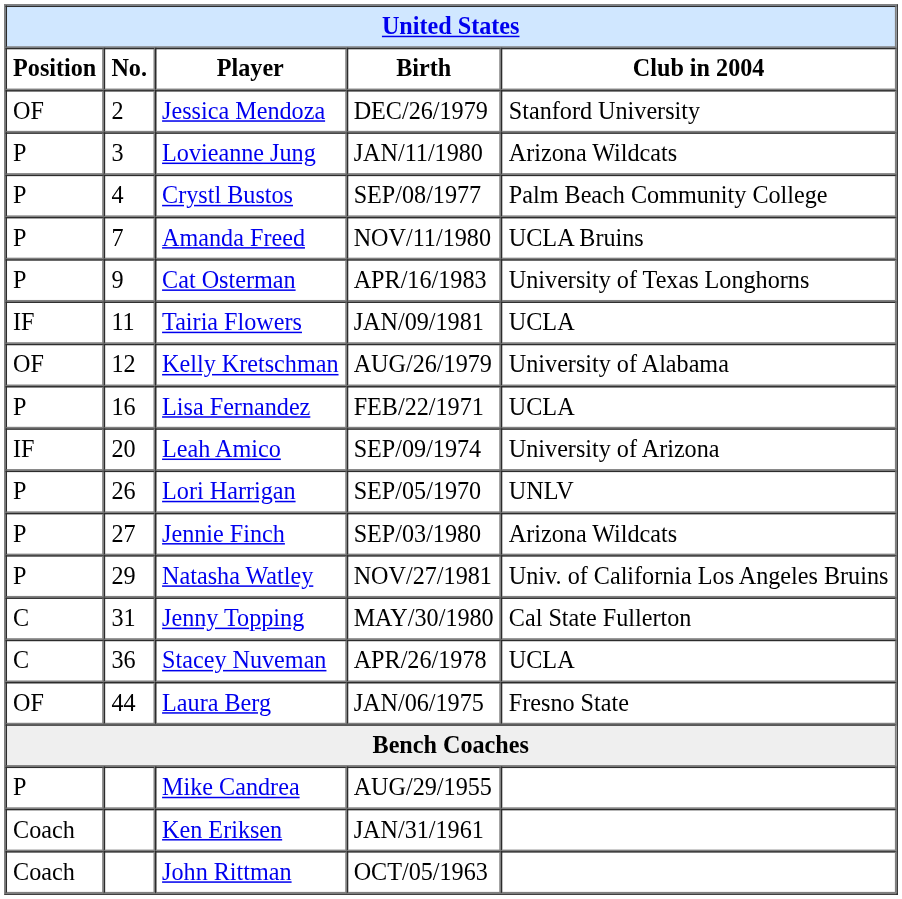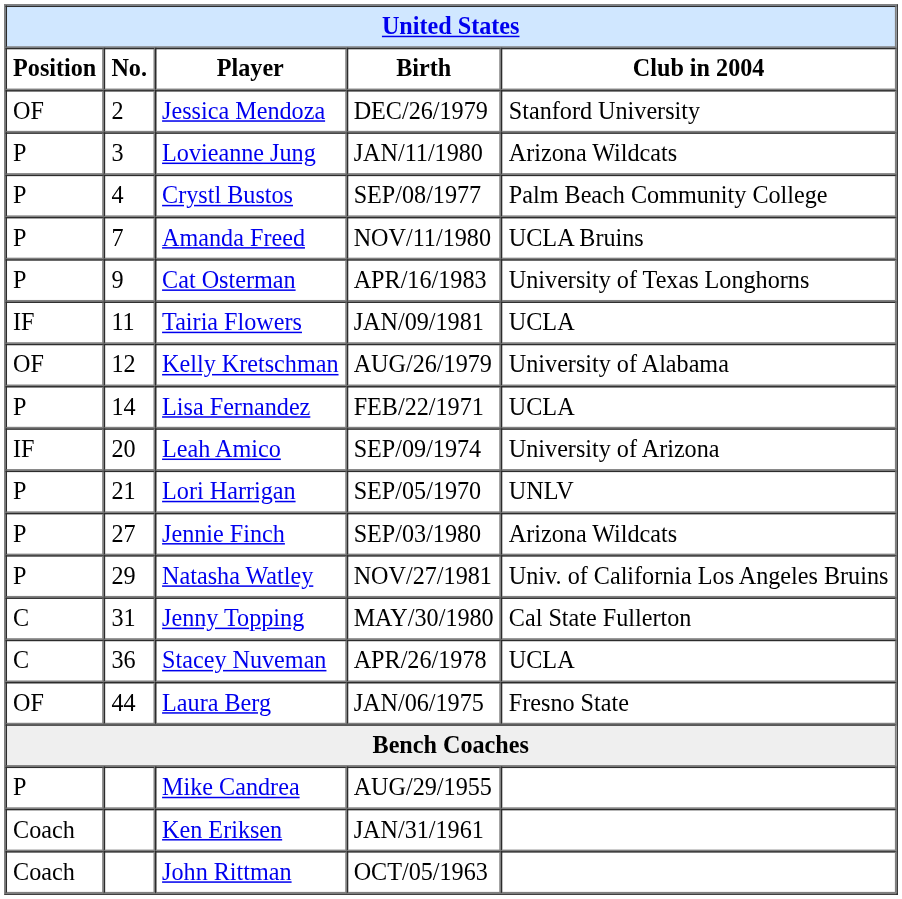(123, 406) 16 -> (123, 406) 14
(123, 491) 26 -> (123, 491) 21
